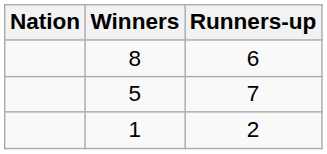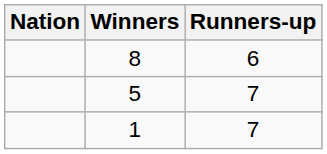(253, 129) 2 -> (253, 129) 7
